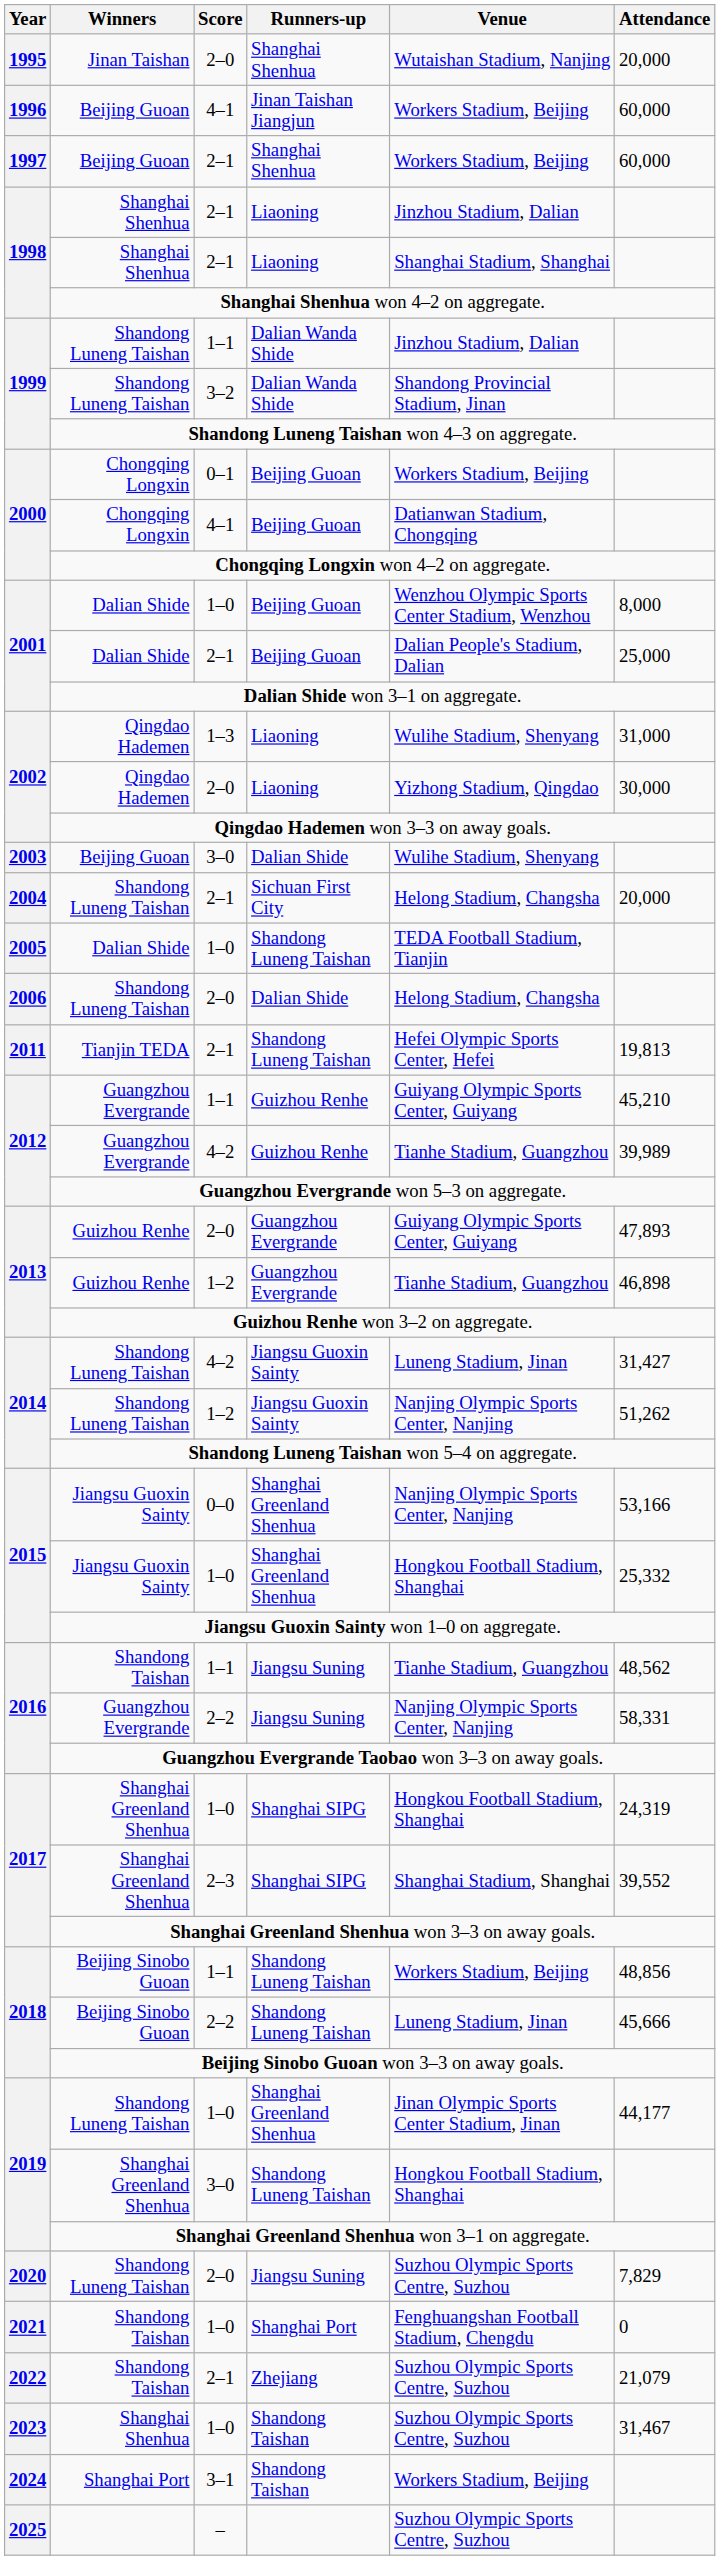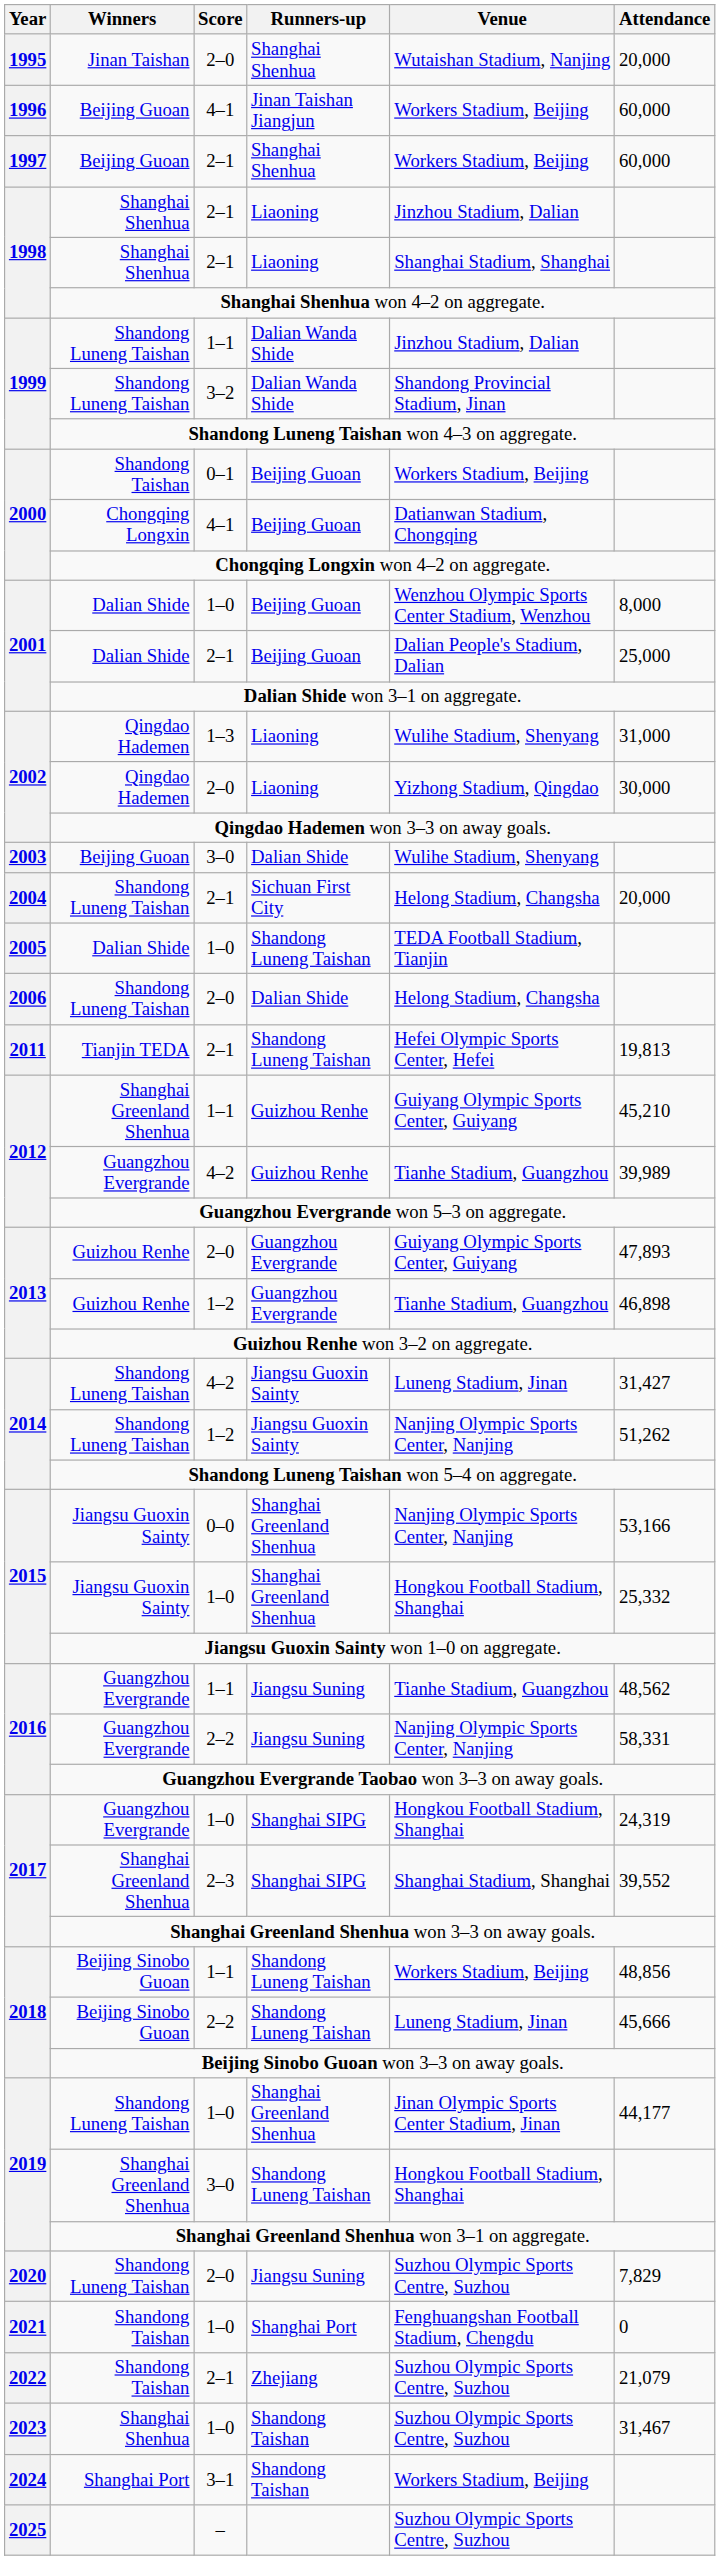(148, 474) Chongqing Longxin -> (152, 474) Shandong Taishan
(146, 1100) Guangzhou Evergrande -> (150, 1110) Shanghai Greenland Shenhua
(152, 1667) Shandong Taishan -> (146, 1688) Guangzhou Evergrande
(150, 1809) Shanghai Greenland Shenhua -> (146, 1819) Guangzhou Evergrande
